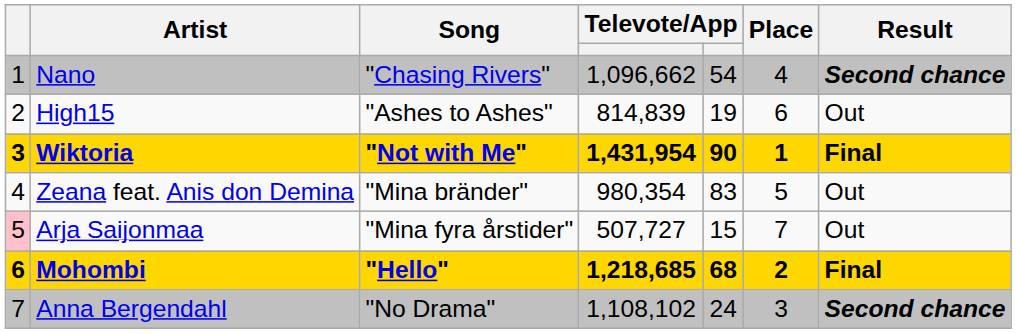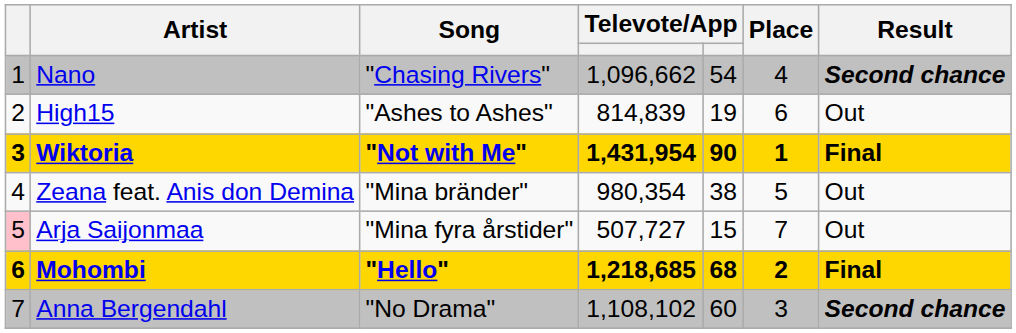(723, 191) 83 -> (723, 191) 38
(723, 308) 24 -> (723, 308) 60
